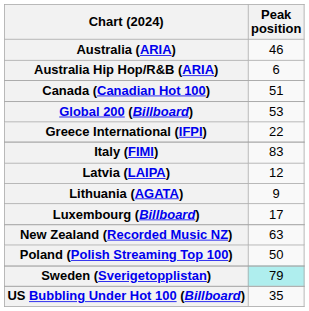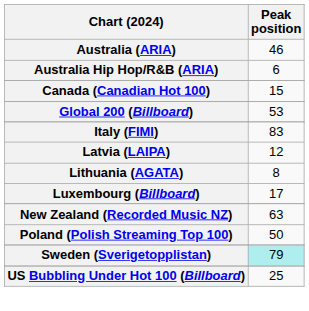(276, 91) 51 -> (276, 91) 15
- row: (126, 132)
(276, 193) 9 -> (276, 173) 8
(276, 296) 35 -> (276, 276) 25
